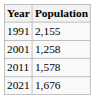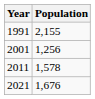(48, 49) 1,258 -> (48, 49) 1,256
